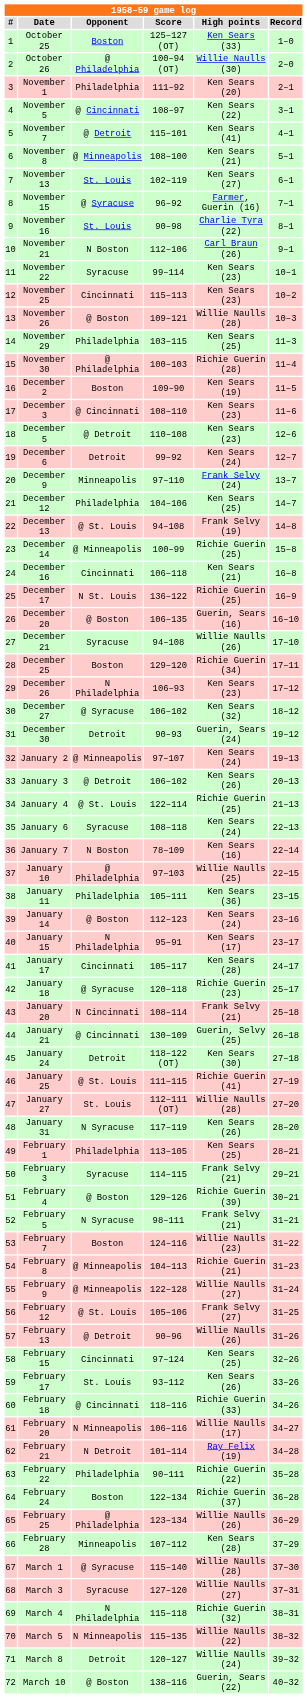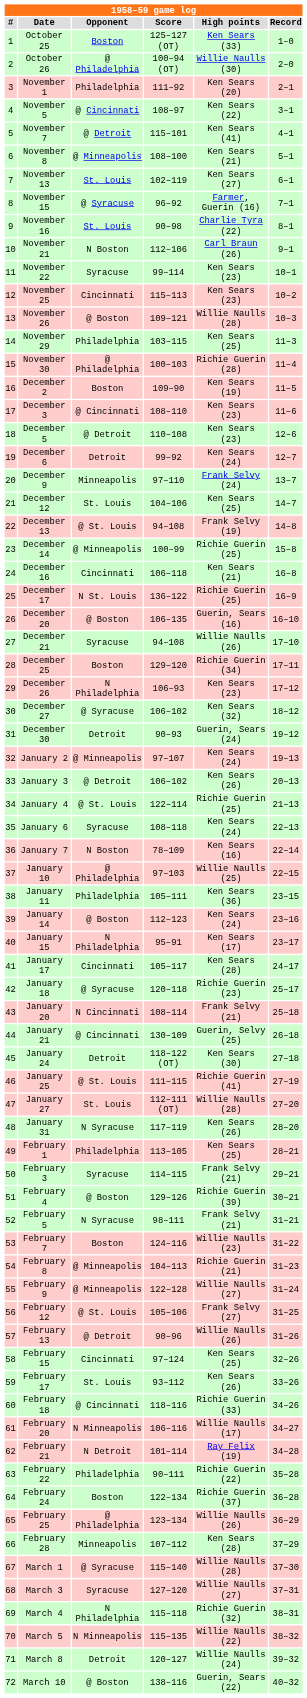(107, 503) Philadelphia -> (107, 503) St. Louis
